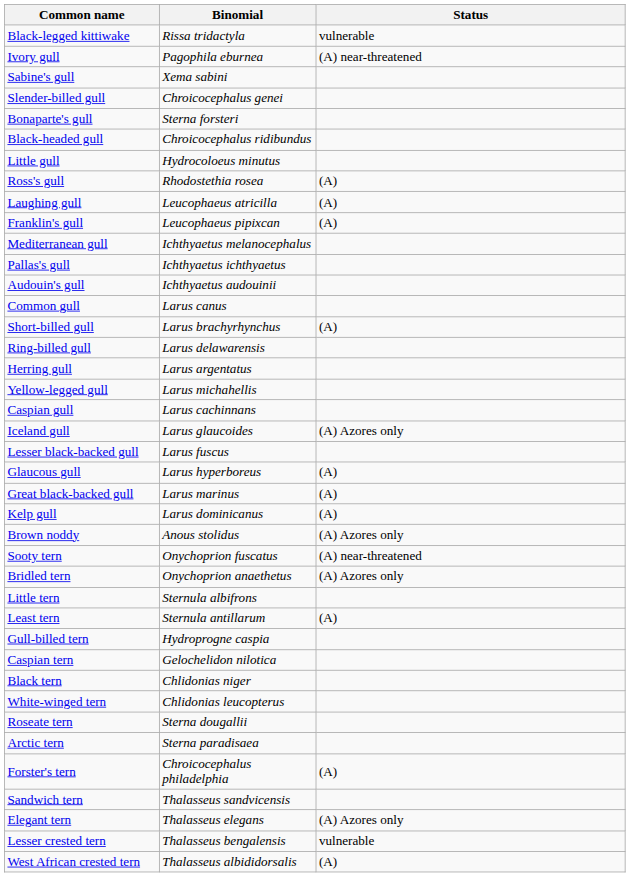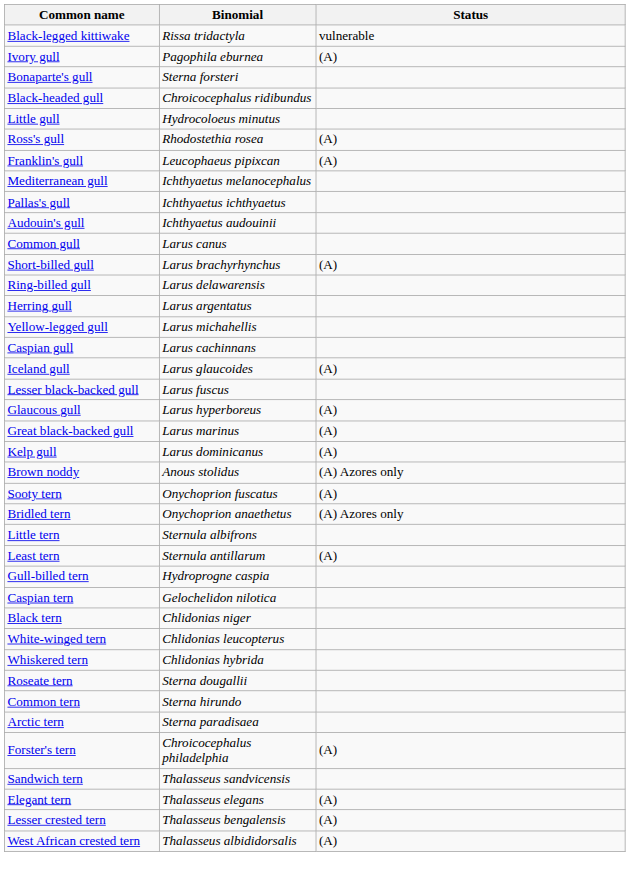(370, 56) (A) near-threatened -> (328, 56) (A)
- row: (41, 77)
- row: (56, 98)
- row: (44, 202)
(361, 431) (A) Azores only -> (328, 368) (A)
(370, 555) (A) near-threatened -> (328, 493) (A)
+ row: (48, 659)
+ row: (44, 701)
(361, 820) (A) Azores only -> (328, 799) (A)
(347, 841) vulnerable -> (328, 820) (A)
